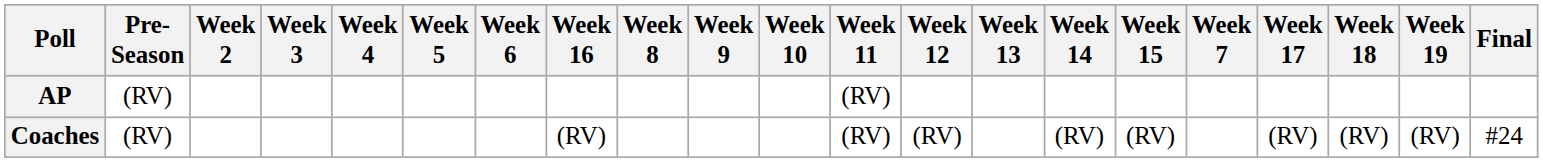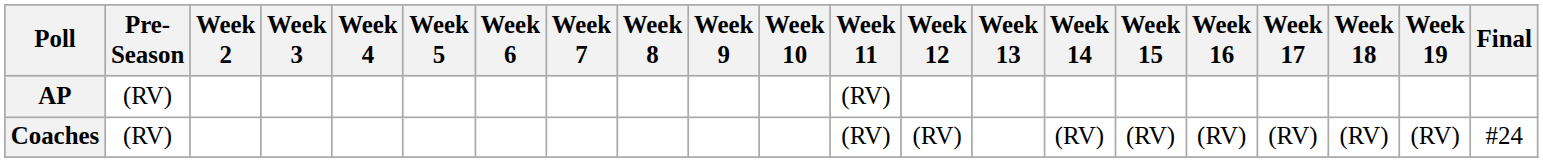columns swapped: (1222, 40) <-> (581, 40)
